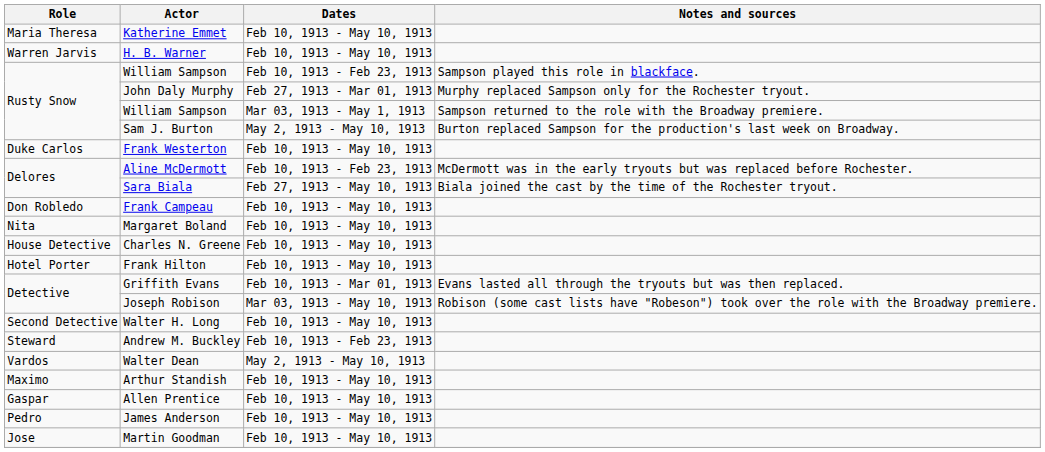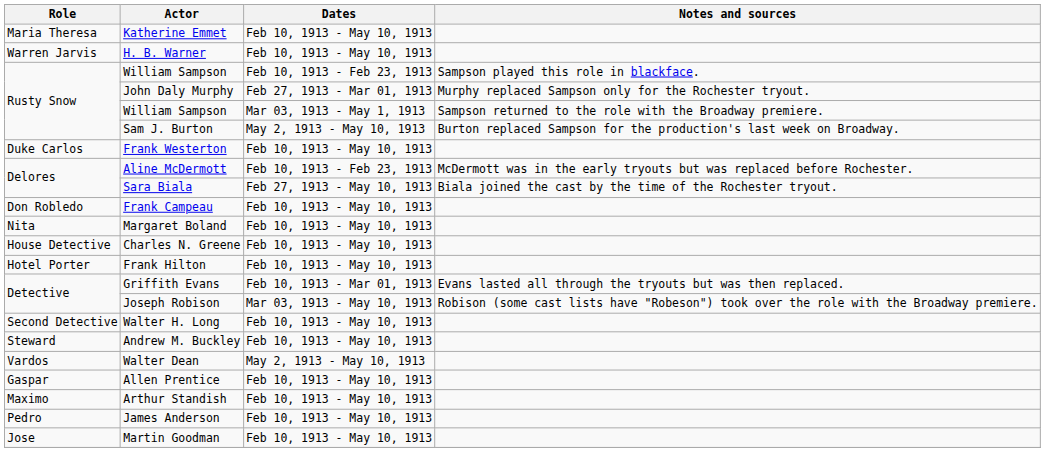(339, 341) Feb 10, 1913 - Feb 23, 1913 -> (339, 341) Feb 10, 1913 - May 10, 1913
rows swapped: (171, 399) <-> (175, 380)
